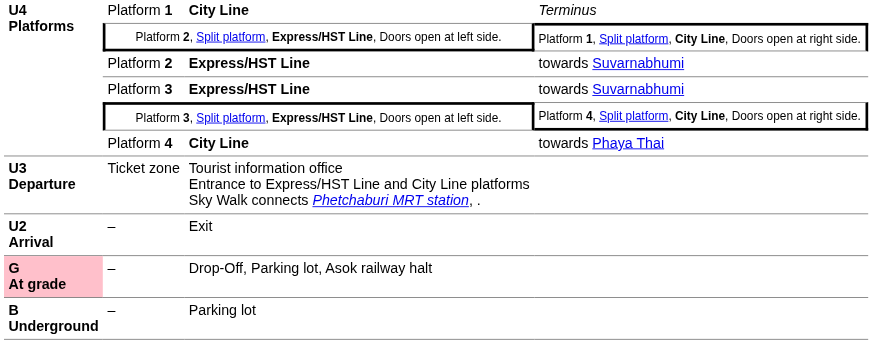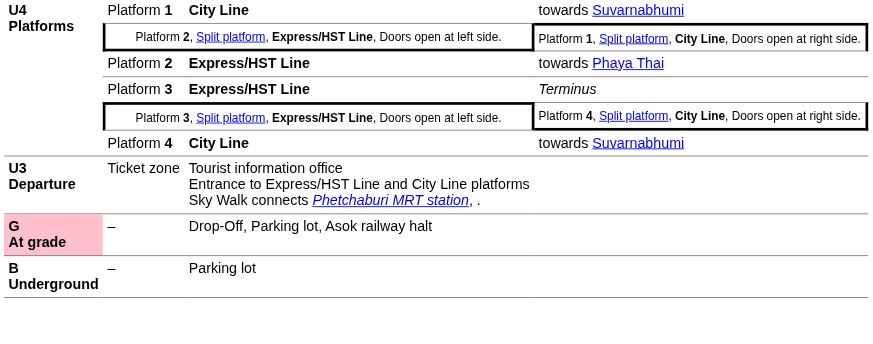(568, 10) Terminus -> (611, 10) towards Suvarnabhumi
(611, 63) towards Suvarnabhumi -> (601, 63) towards Phaya Thai
(611, 89) towards Suvarnabhumi -> (568, 89) Terminus
(601, 143) towards Phaya Thai -> (611, 143) towards Suvarnabhumi
- row: (111, 226)
